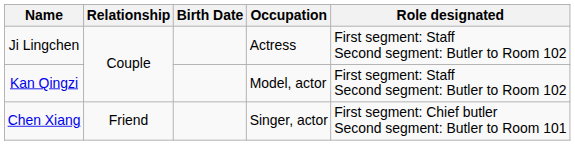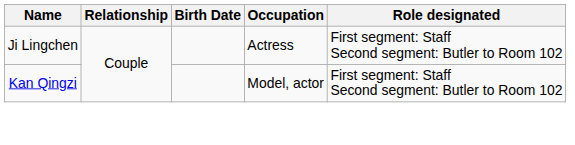- row: (44, 120)
